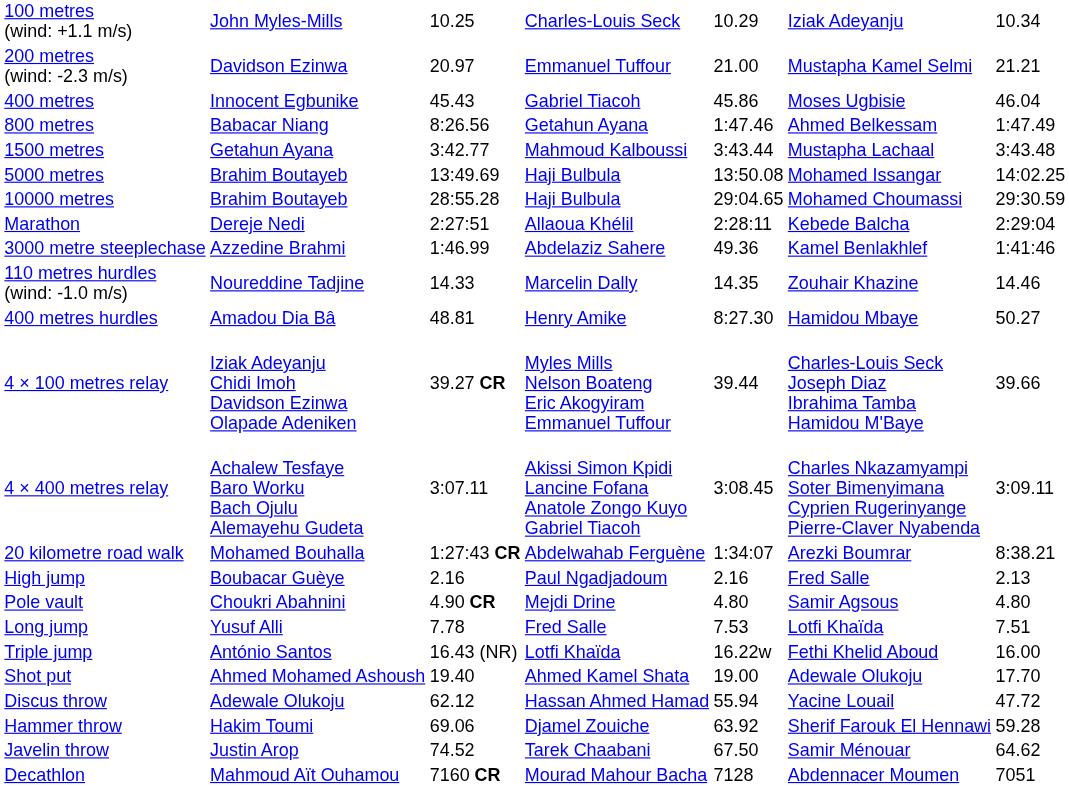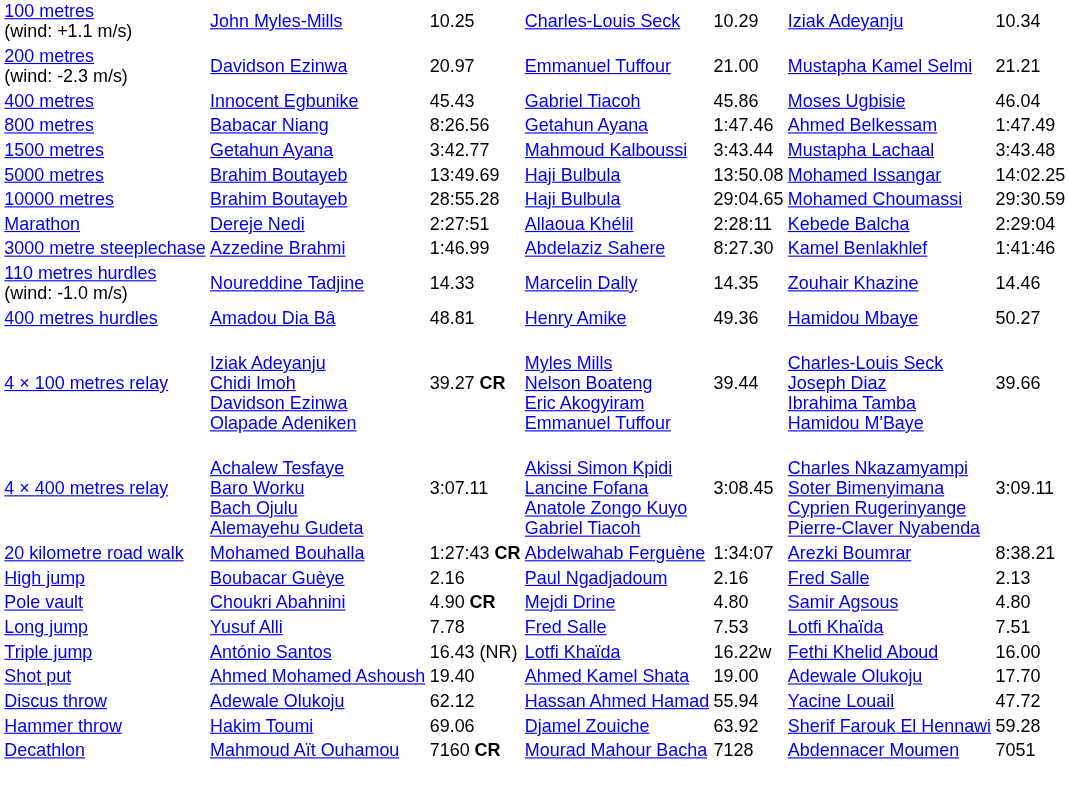(736, 248) 49.36 -> (744, 248) 8:27.30
(744, 318) 8:27.30 -> (736, 318) 49.36
- row: (57, 750)
